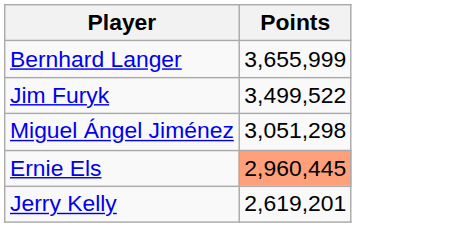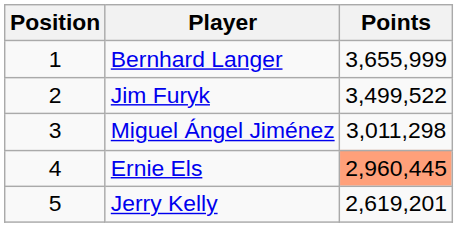+ column: (55, 22)
(295, 131) 3,051,298 -> (396, 131) 3,011,298
